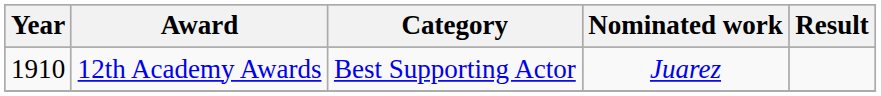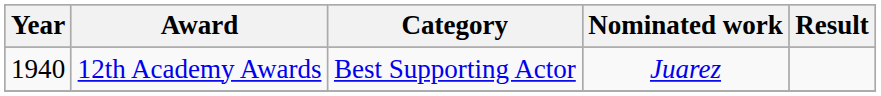(38, 68) 1910 -> (38, 68) 1940
